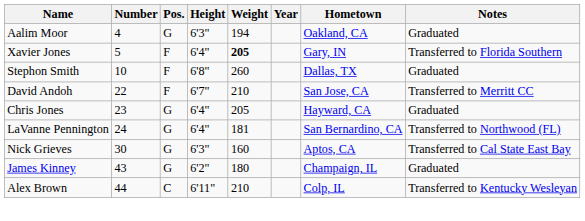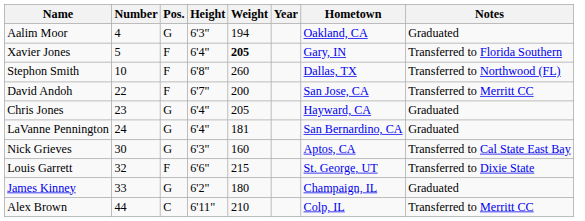(433, 71) Graduated -> (484, 71) Transferred to Northwood (FL)
(240, 91) 210 -> (240, 91) 200
(484, 129) Transferred to Northwood (FL) -> (433, 129) Graduated
+ row: (40, 168)
(121, 168) 43 -> (121, 187) 33
(493, 187) Transferred to Kentucky Wesleyan -> (471, 206) Transferred to Merritt CC
